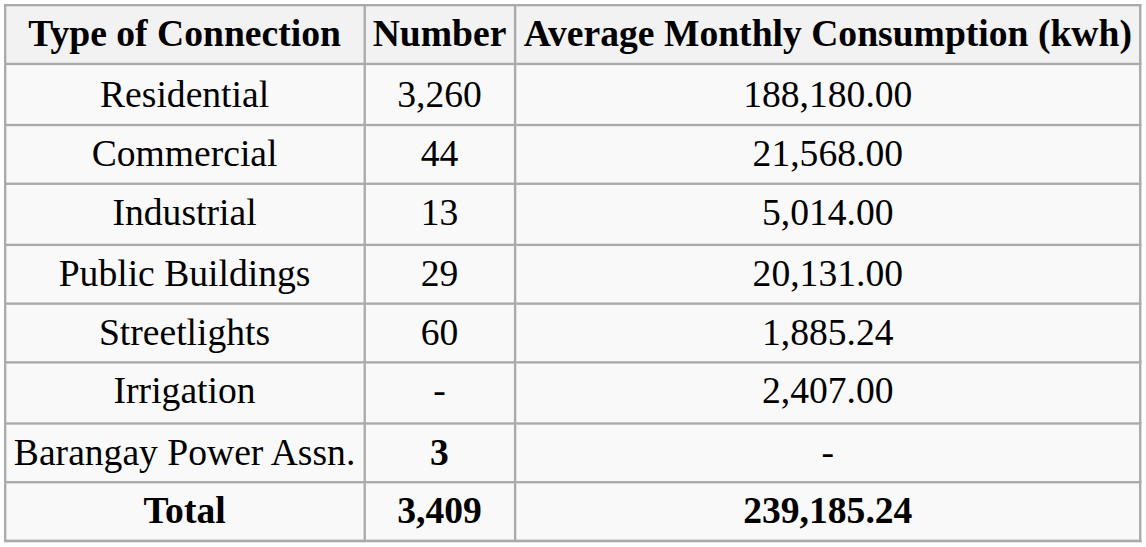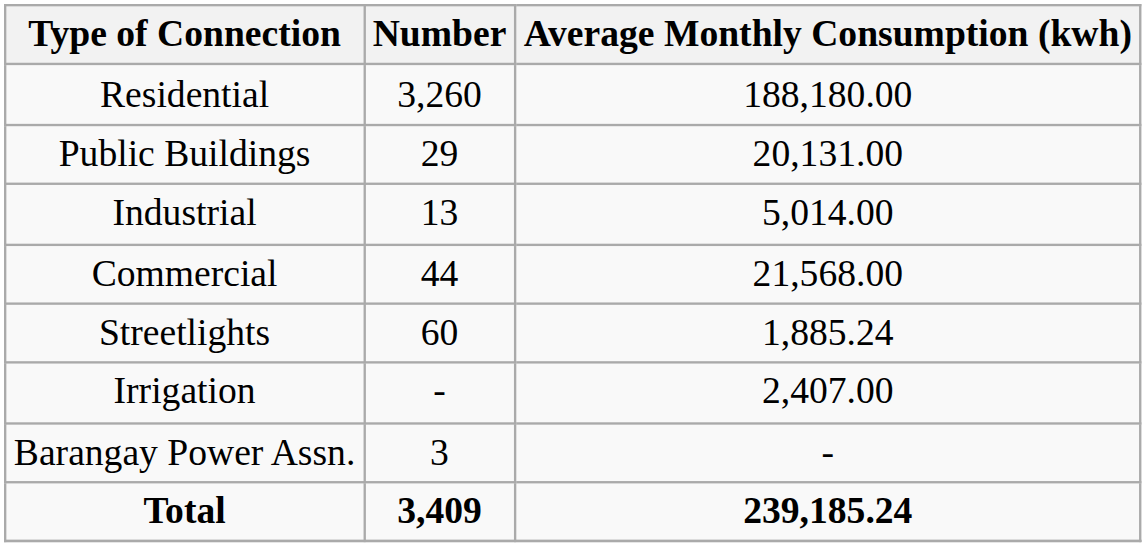rows swapped: (185, 153) <-> (185, 272)
(439, 451) bold -> (439, 451) normal
